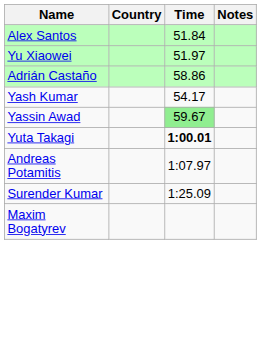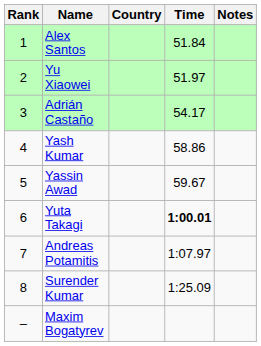+ column: (23, 14)
(189, 76) 58.86 -> (189, 112) 54.17
(189, 96) 54.17 -> (189, 148) 58.86
(189, 117) lightgreen background -> (189, 183) no background
